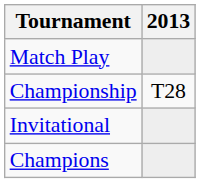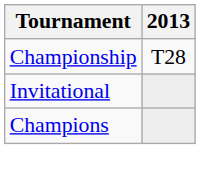- row: (60, 56)
